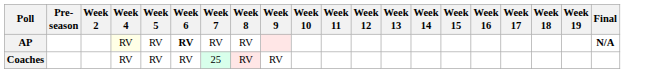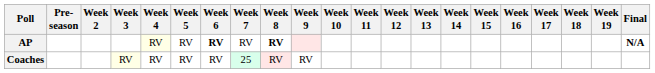+ column: (126, 19)
(246, 43) normal -> (276, 43) bold
